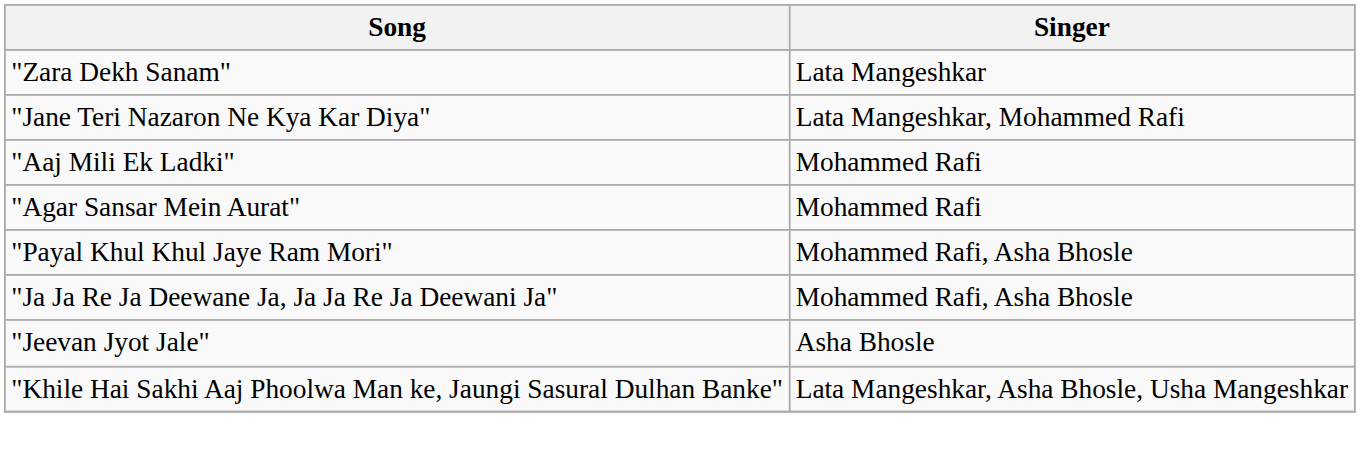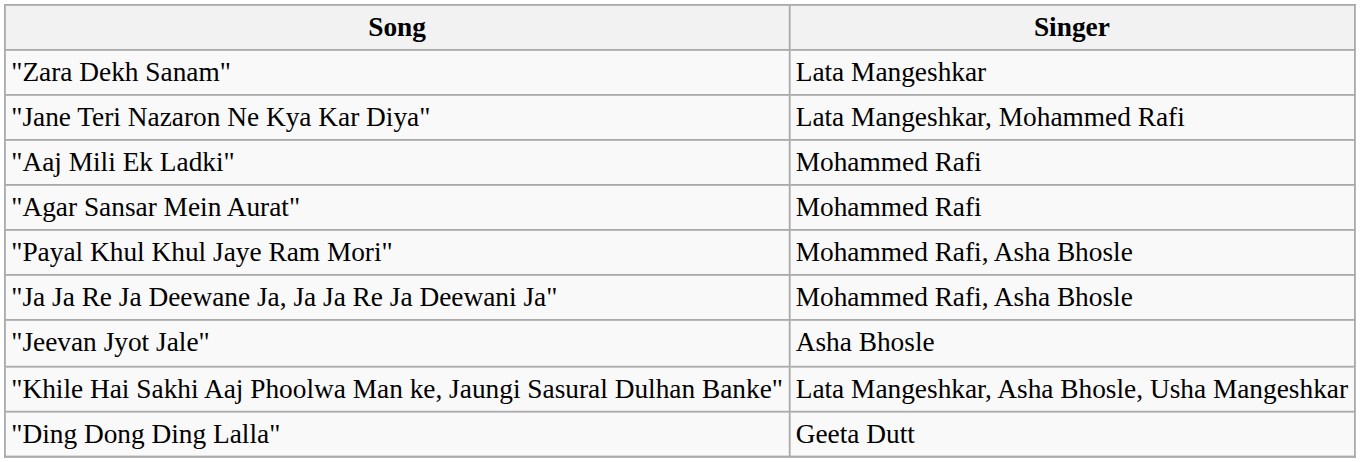+ row: (146, 433)
